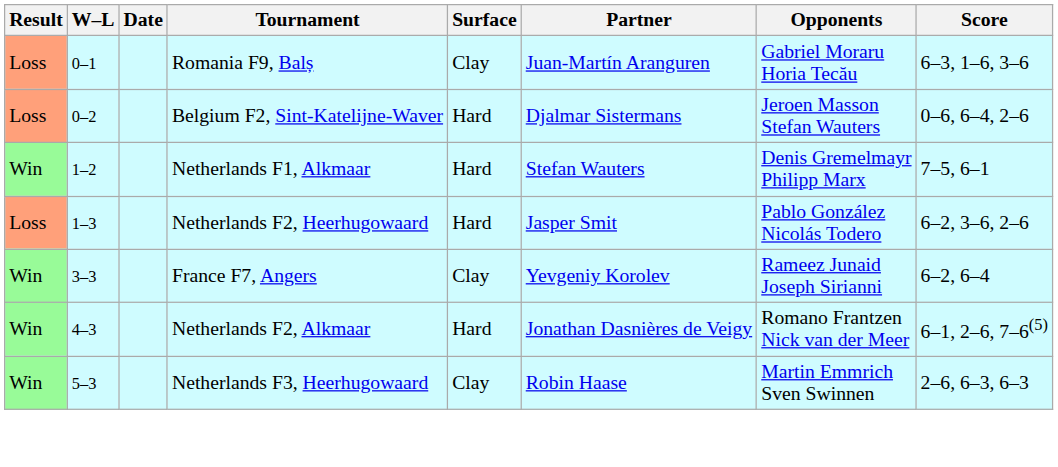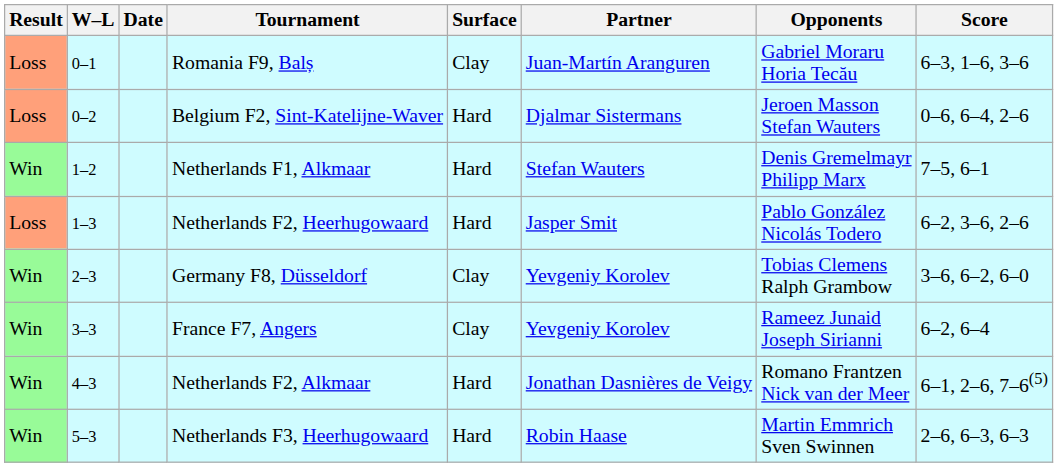+ row: (270, 275)
(471, 382) Clay -> (472, 435) Hard
